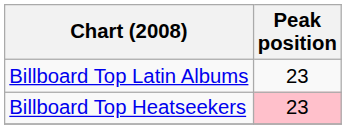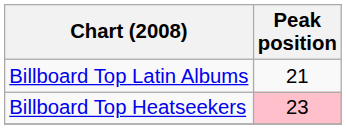(297, 75) 23 -> (297, 75) 21
